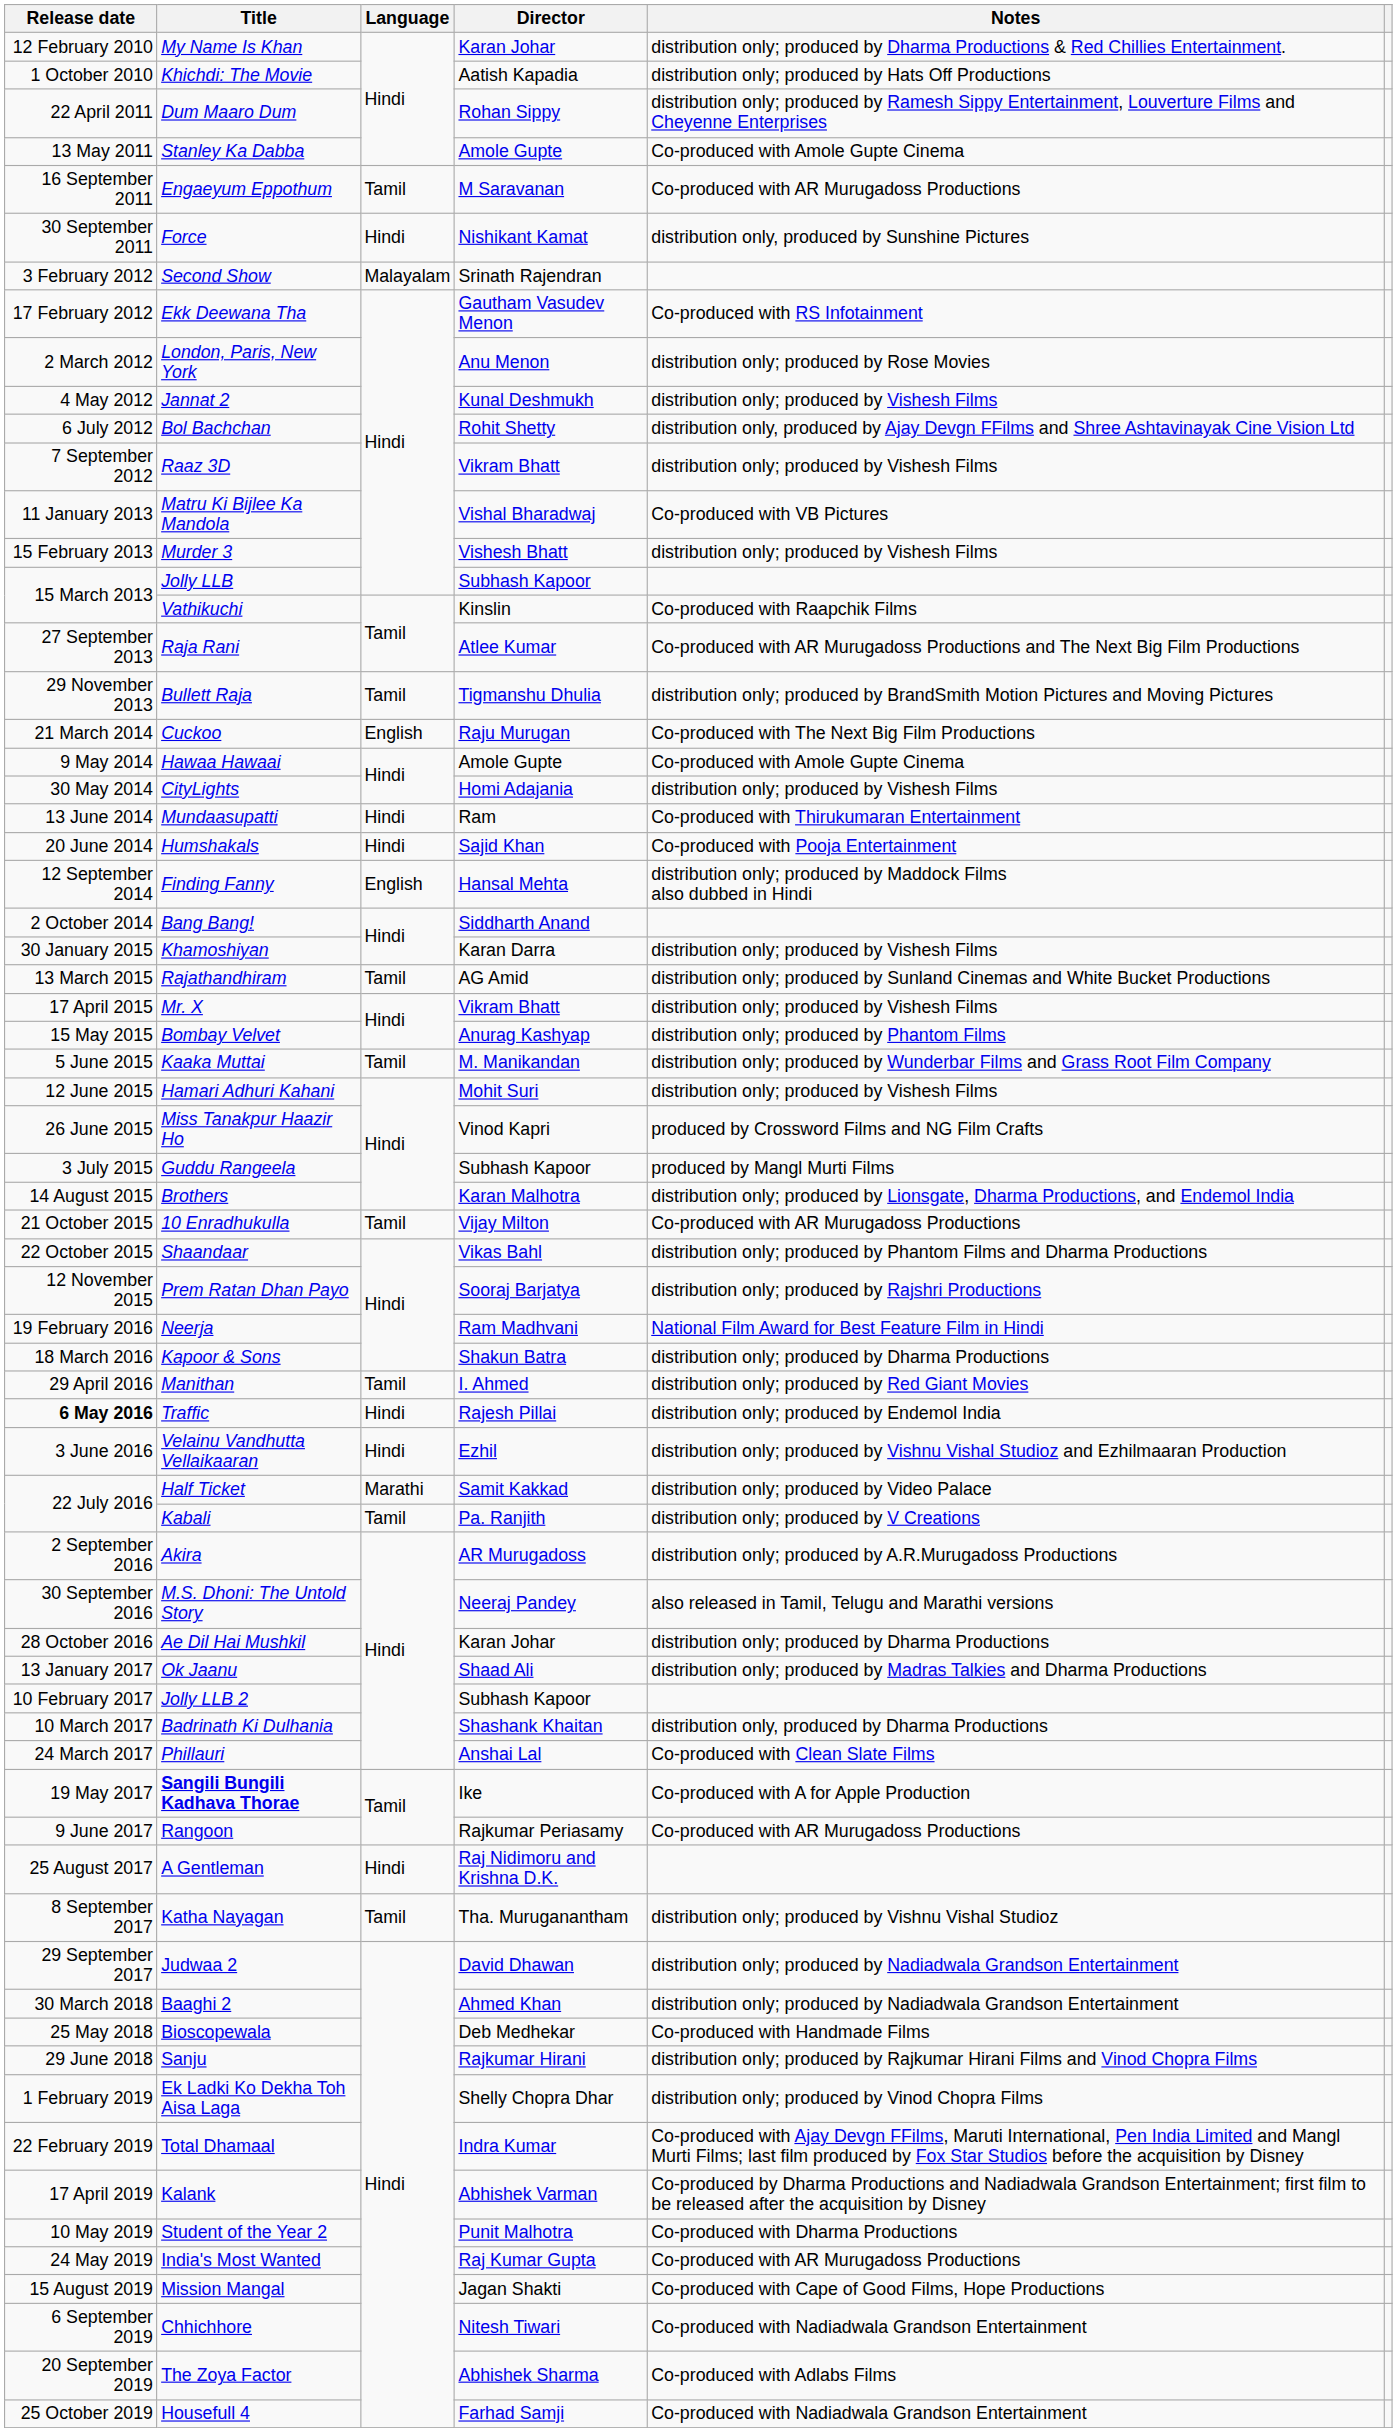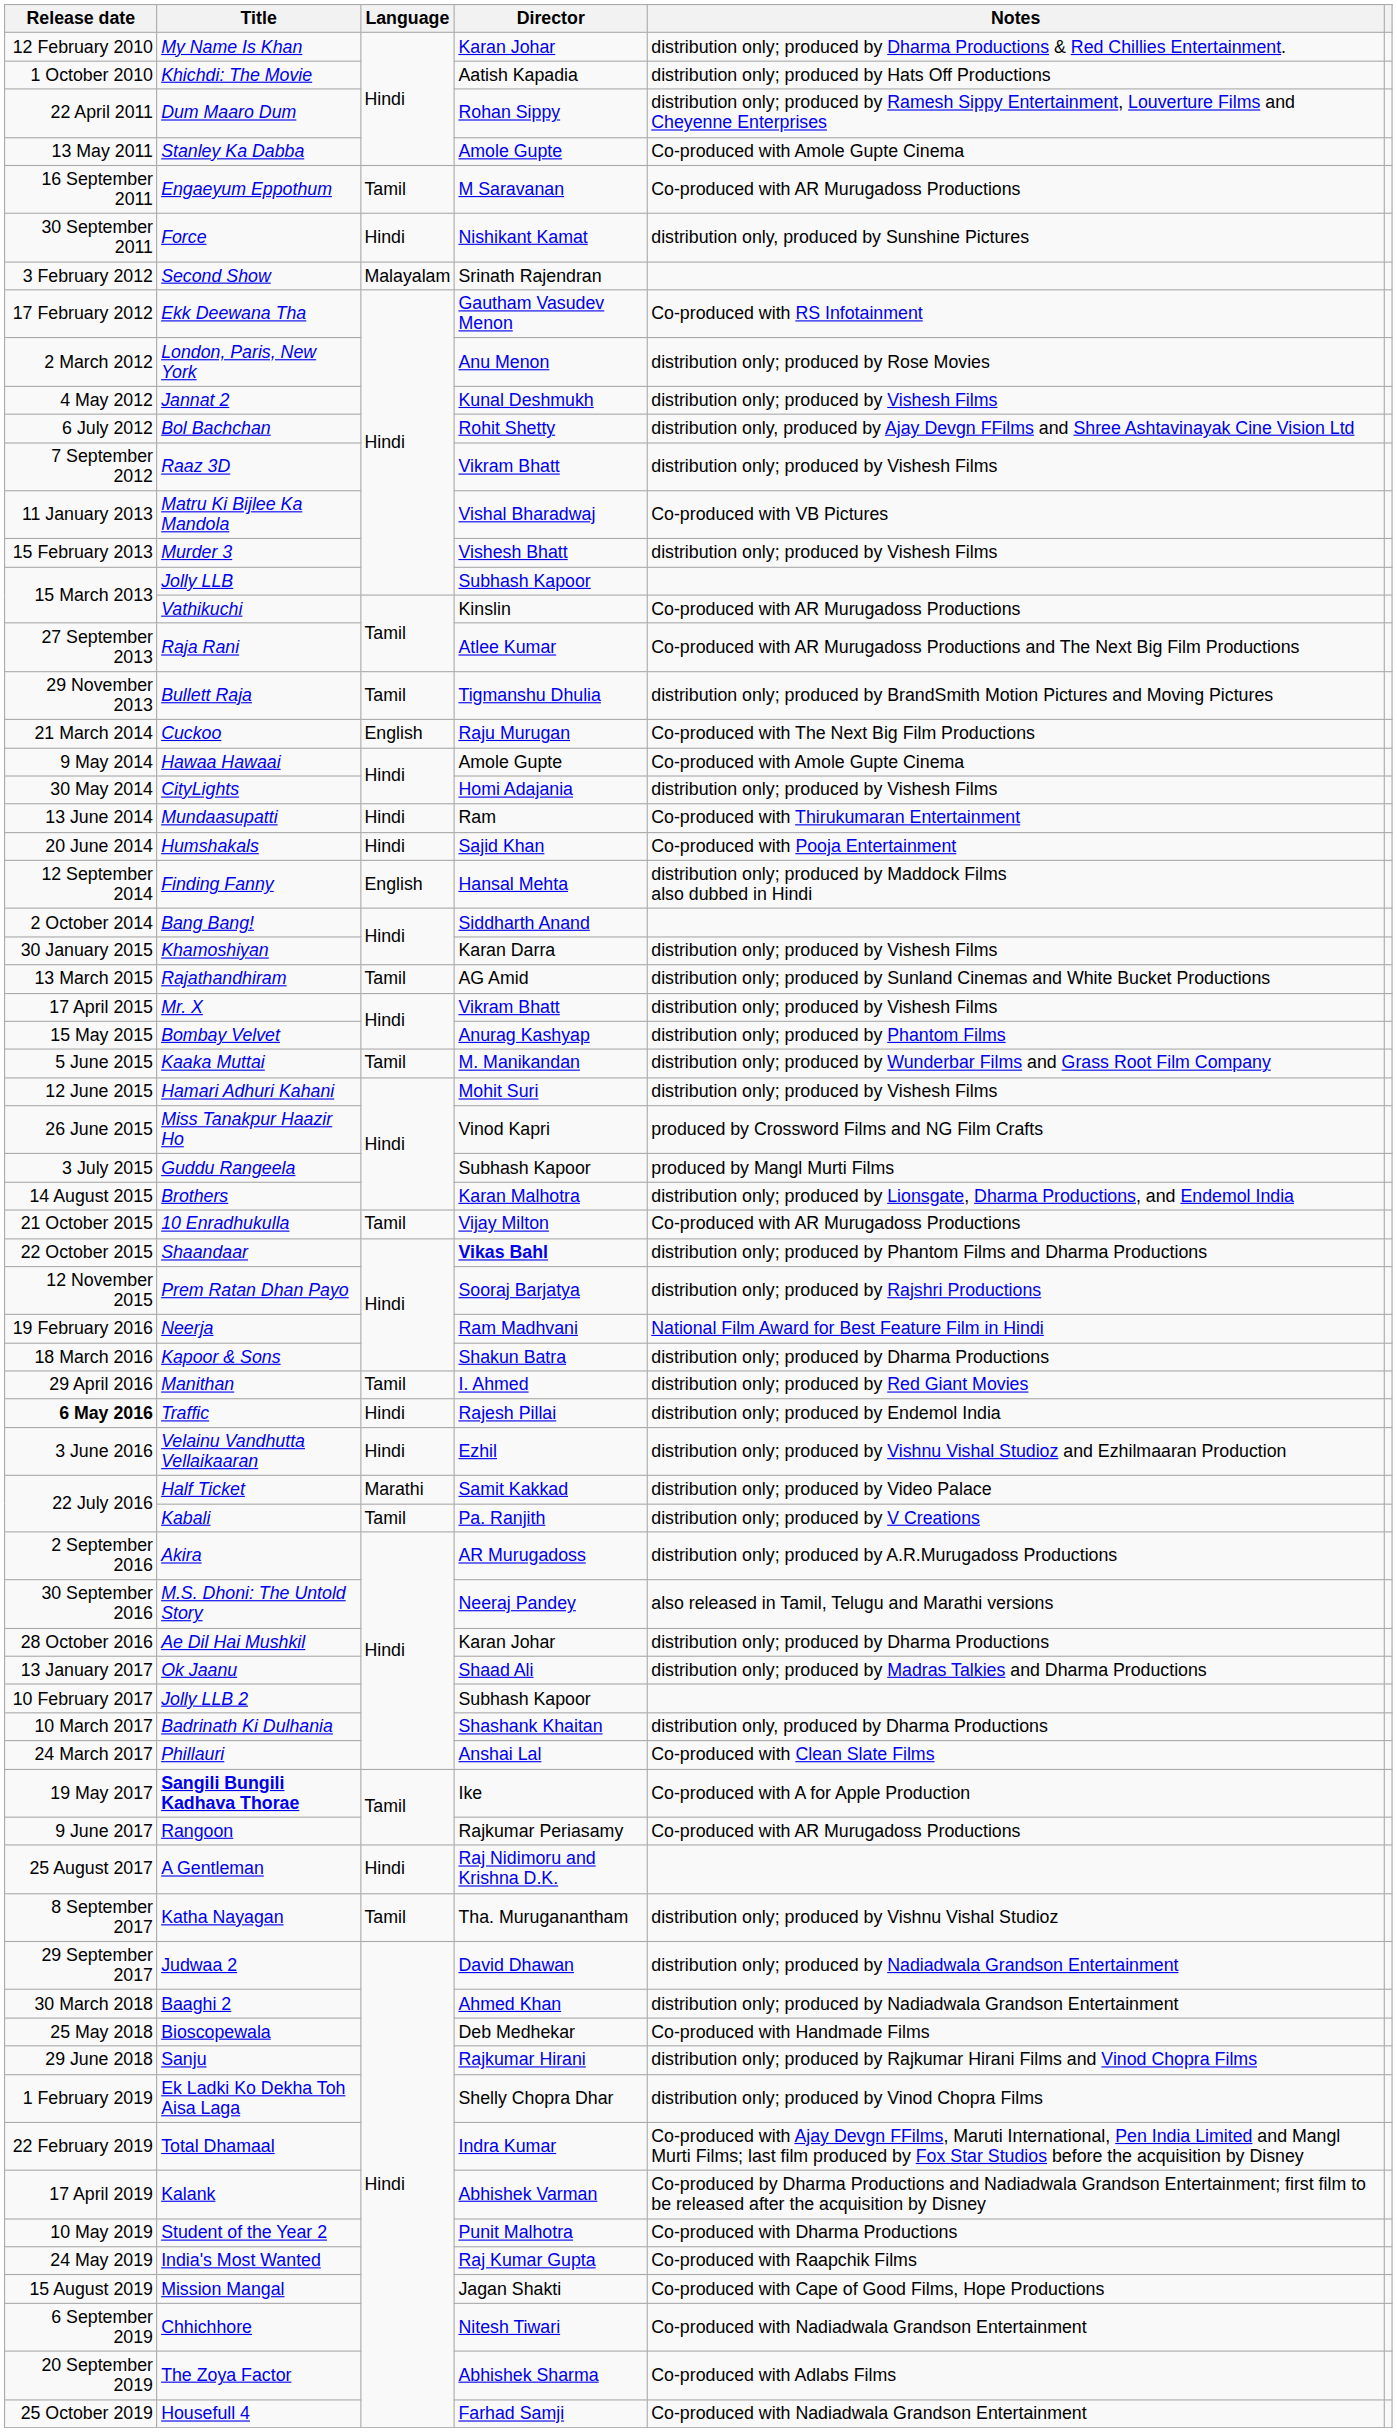(784, 609) Co-produced with Raapchik Films -> (836, 609) Co-produced with AR Murugadoss Productions
(500, 1252) normal -> (503, 1252) bold
(836, 2260) Co-produced with AR Murugadoss Productions -> (784, 2260) Co-produced with Raapchik Films
